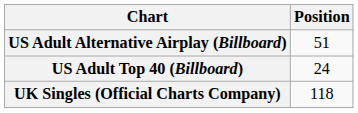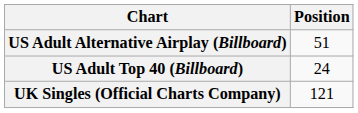(322, 94) 118 -> (322, 94) 121
